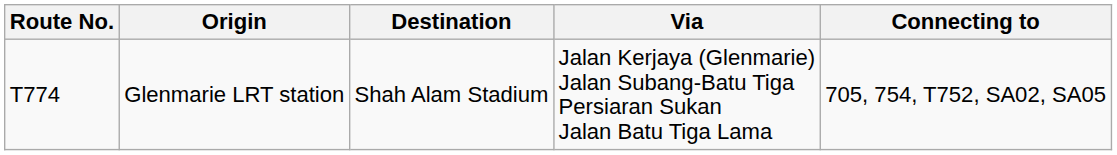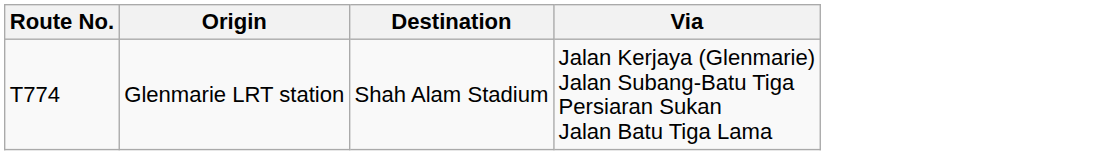- column: (966, 22)
